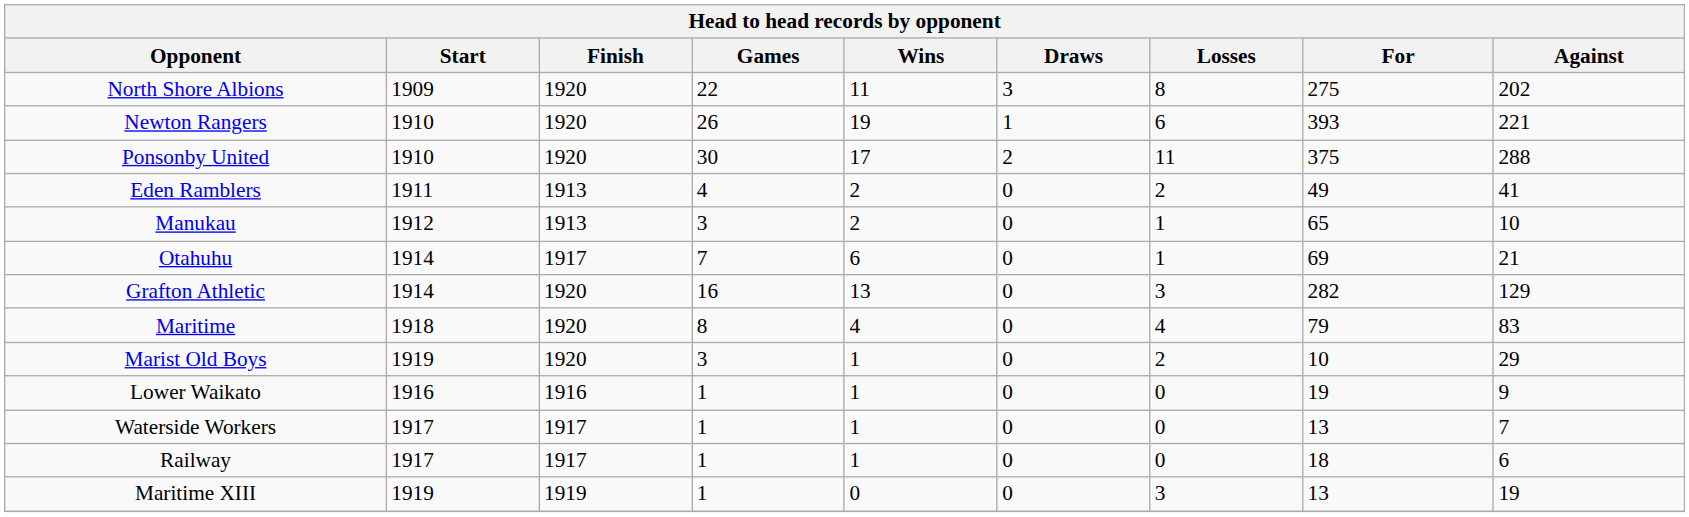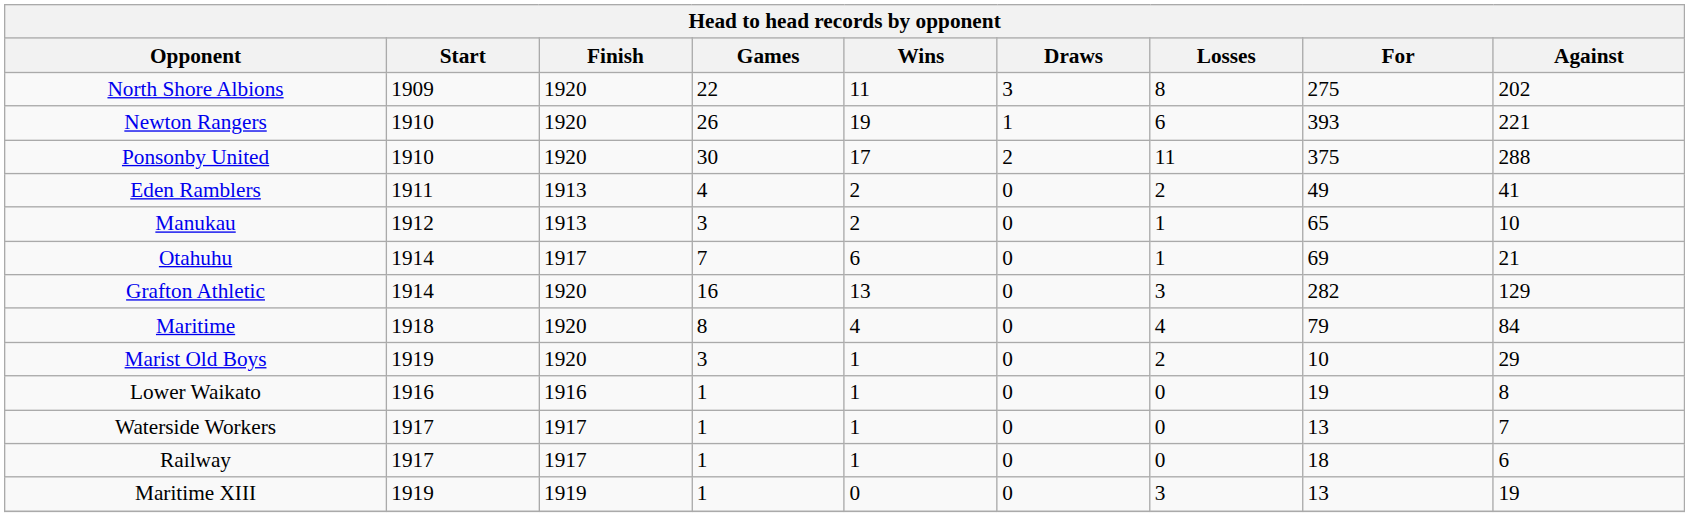(1509, 325) 83 -> (1509, 325) 84
(1504, 392) 9 -> (1504, 392) 8
